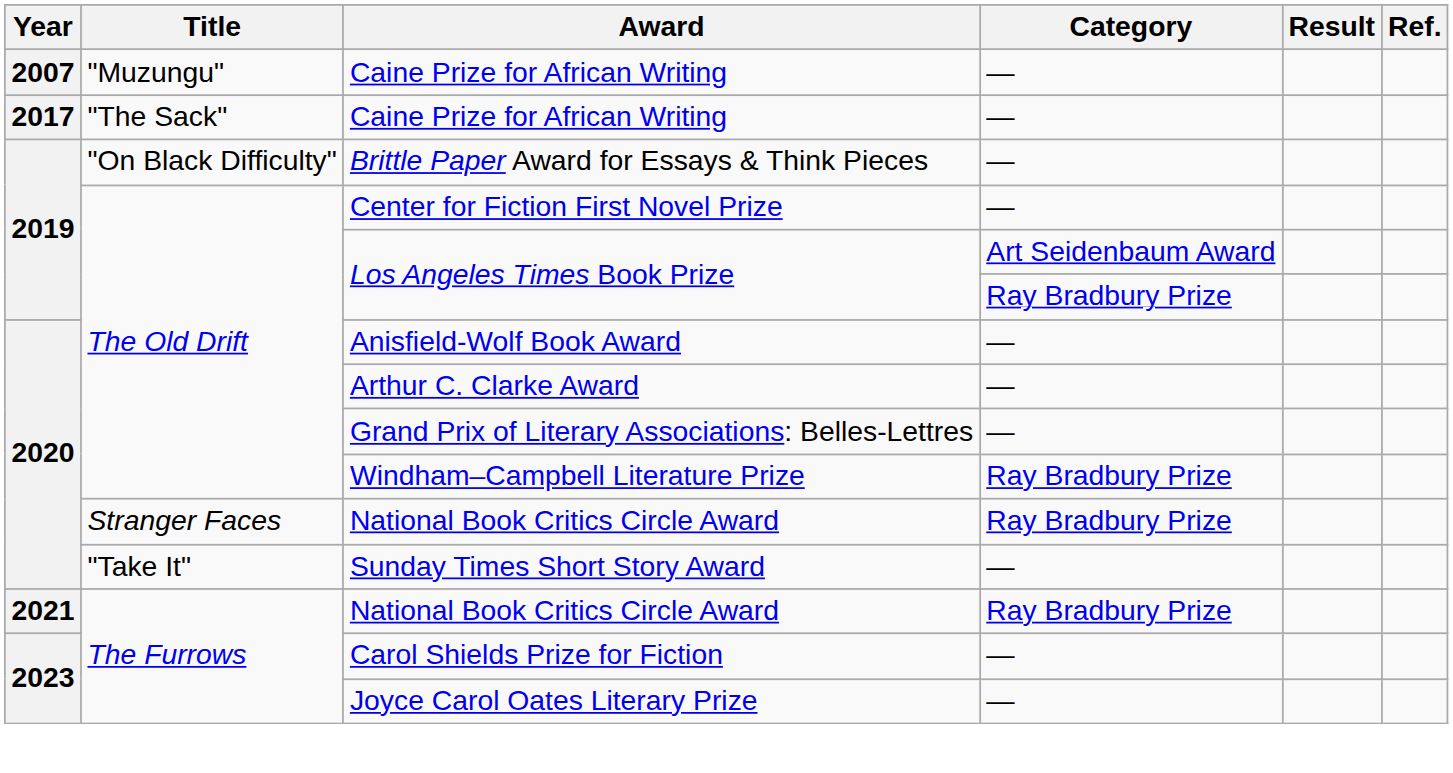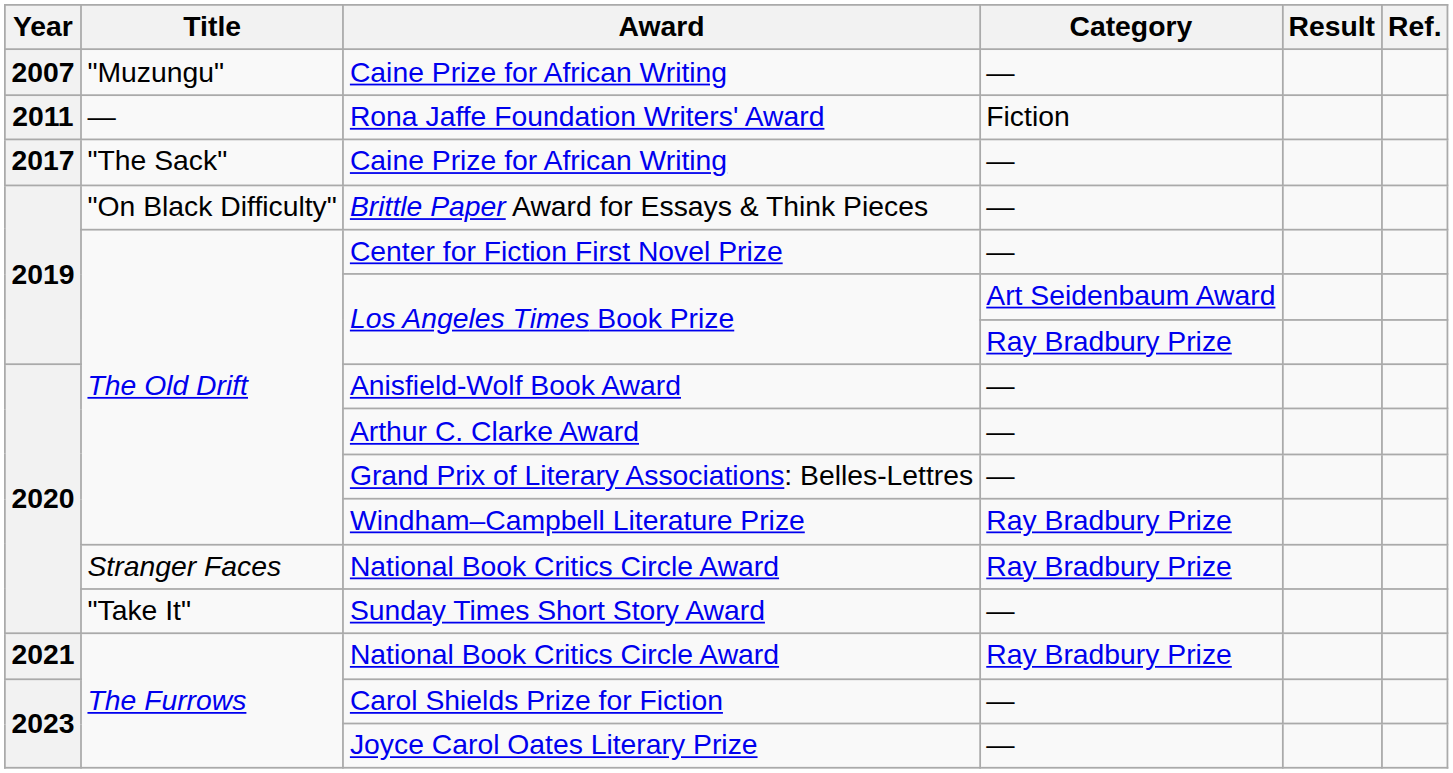+ row: (102, 116)
